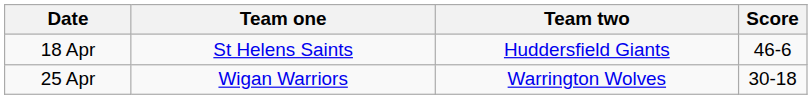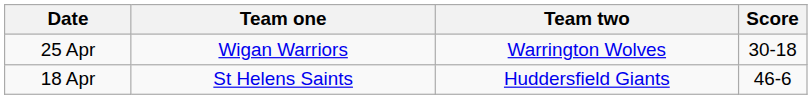rows swapped: (68, 49) <-> (68, 79)
